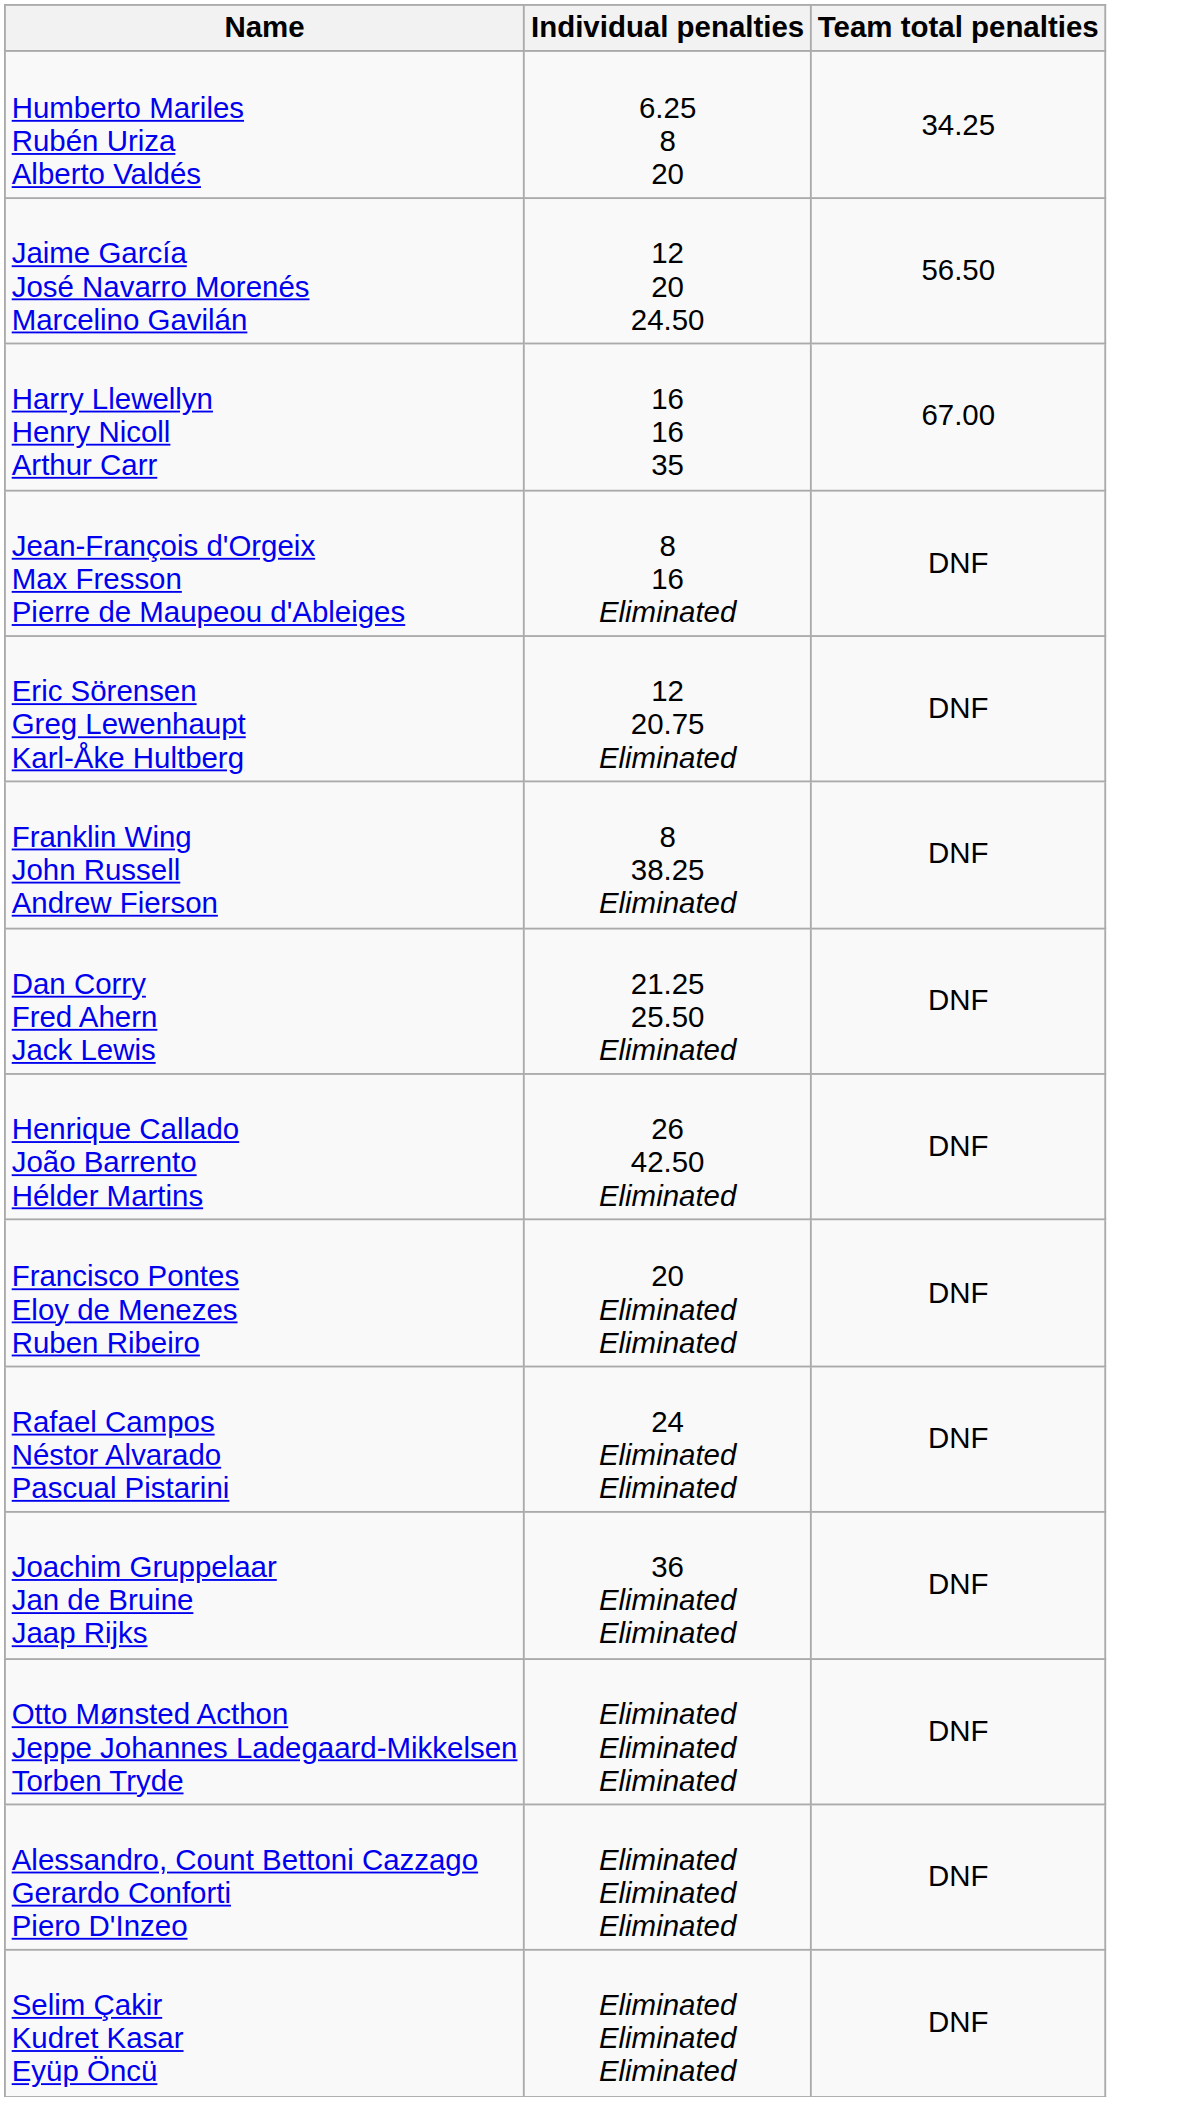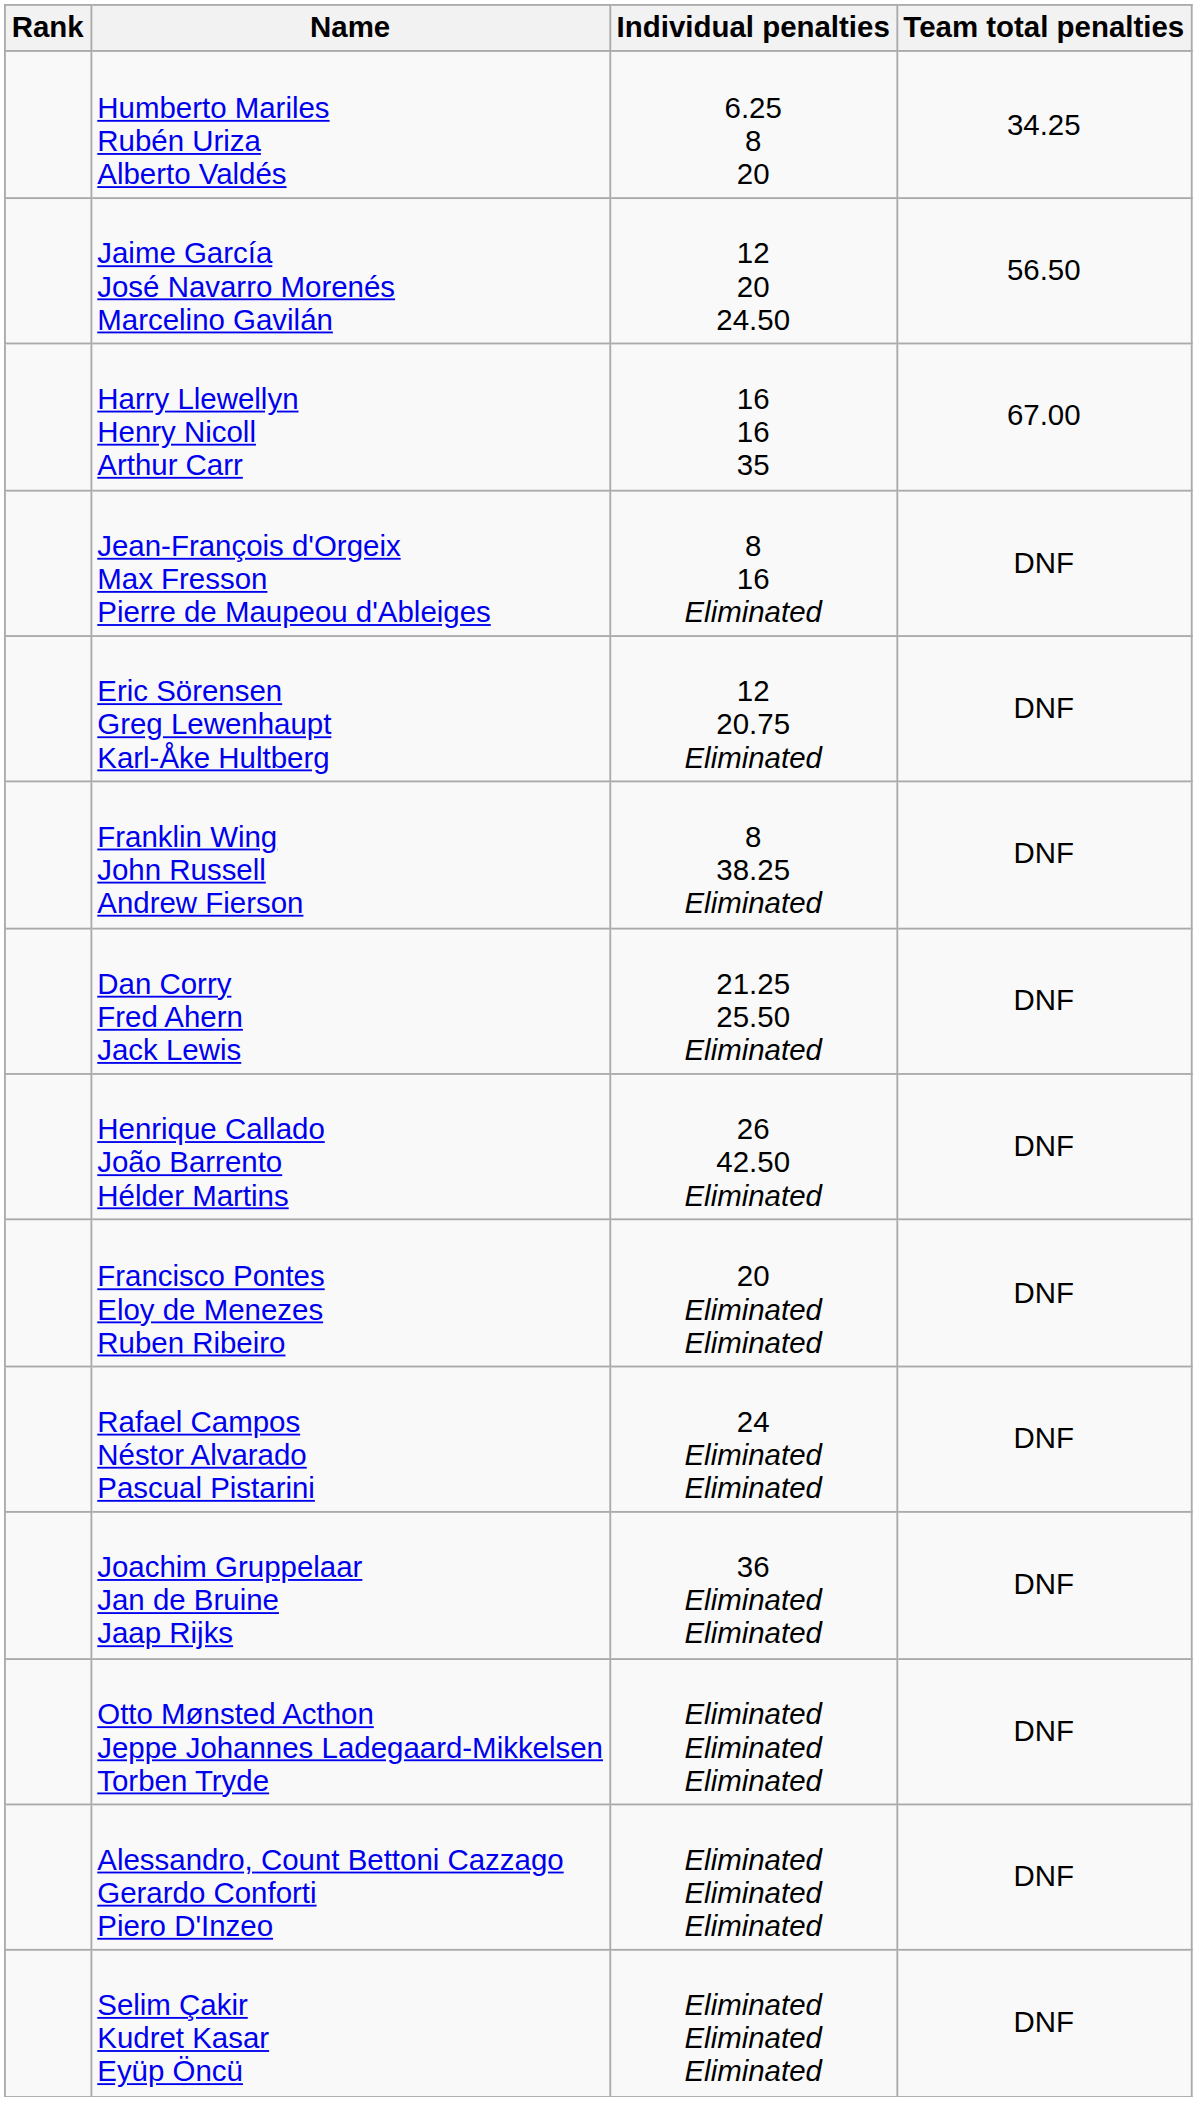+ column: (48, 27)
